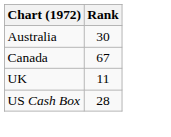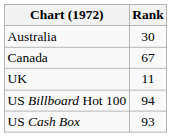+ row: (67, 100)
(103, 100) 28 -> (148, 121) 93
